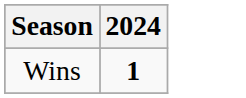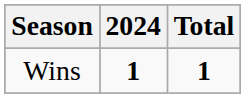+ column: (204, 26)
